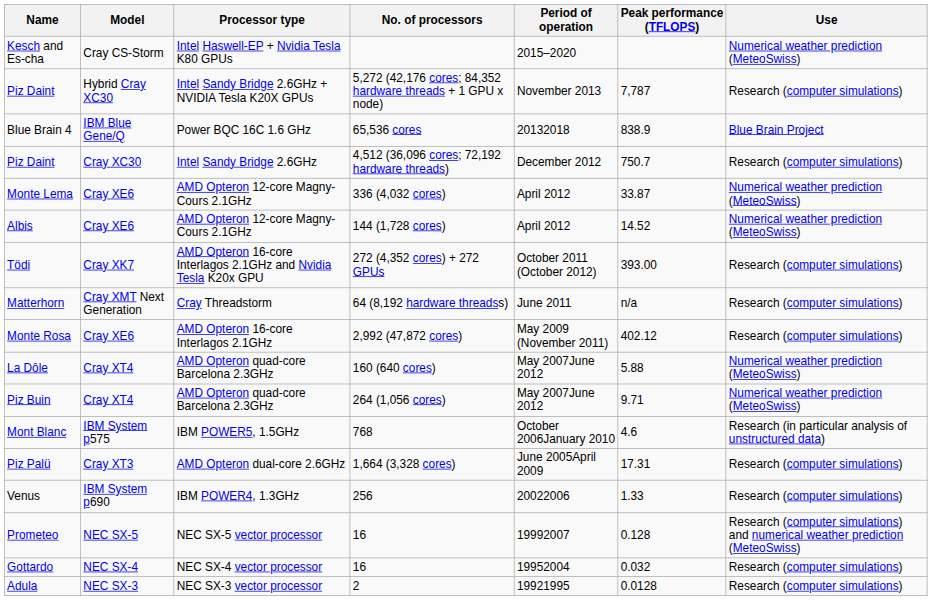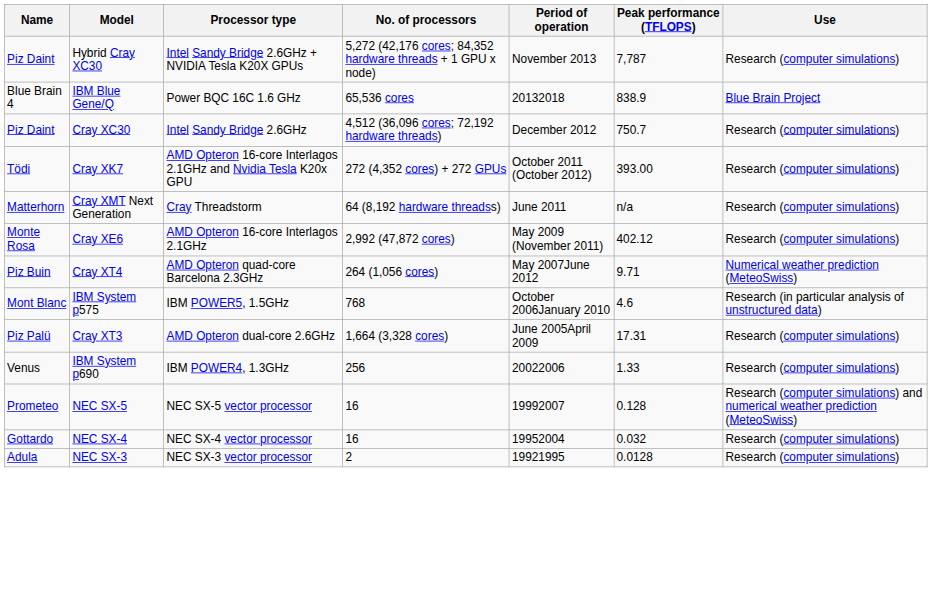- row: (35, 52)
- row: (40, 194)
- row: (20, 226)
- row: (28, 368)
